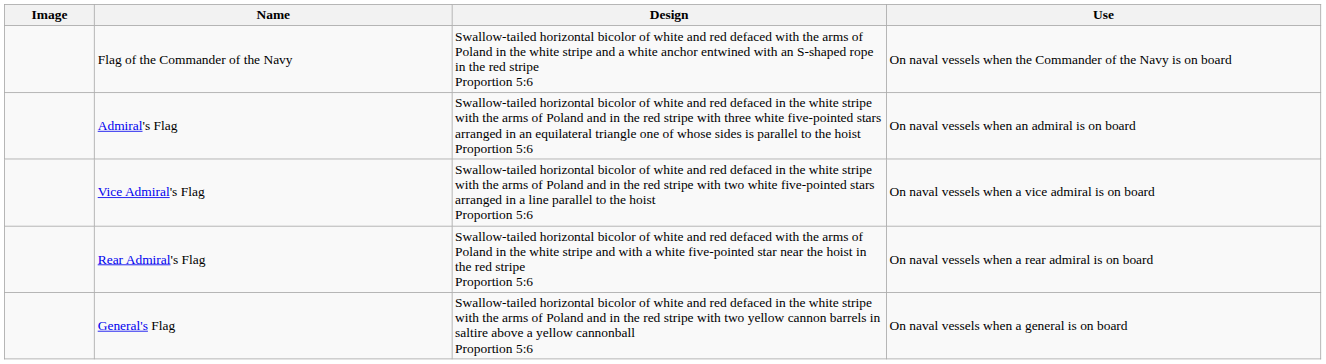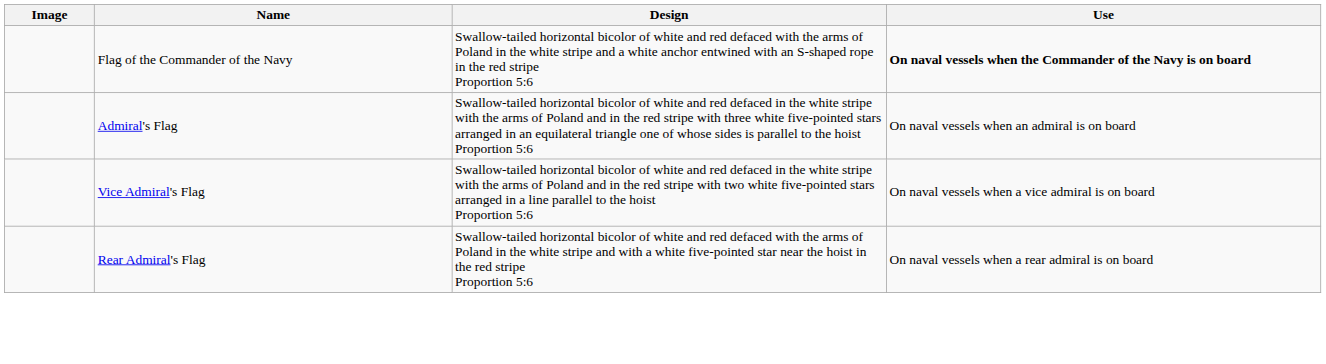(1061, 59) normal -> (1070, 59) bold
- row: (136, 325)
